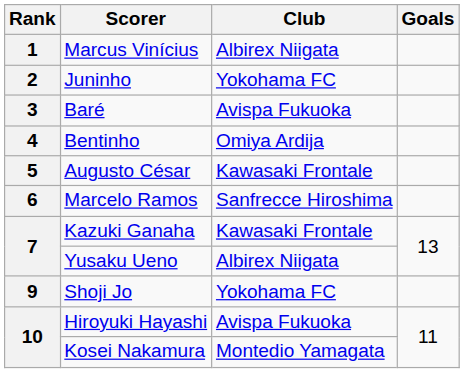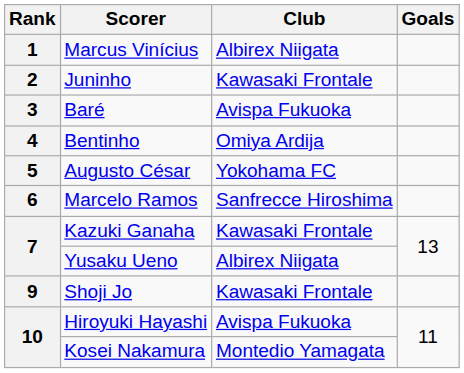(276, 79) Yokohama FC -> (294, 79) Kawasaki Frontale
(294, 170) Kawasaki Frontale -> (276, 170) Yokohama FC
(276, 291) Yokohama FC -> (294, 291) Kawasaki Frontale
